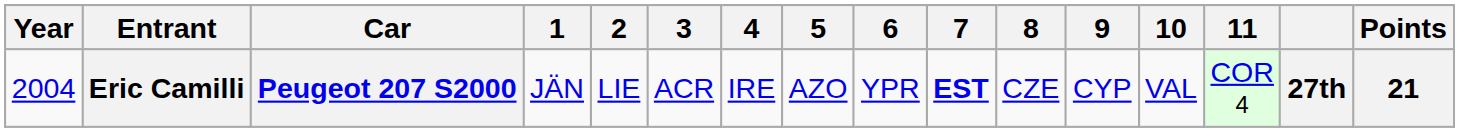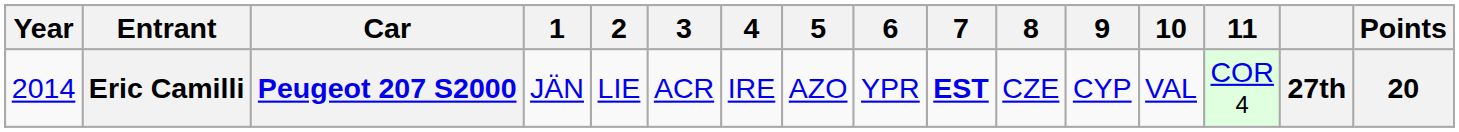(44, 88) 2004 -> (44, 88) 2014
(1403, 88) 21 -> (1403, 88) 20
